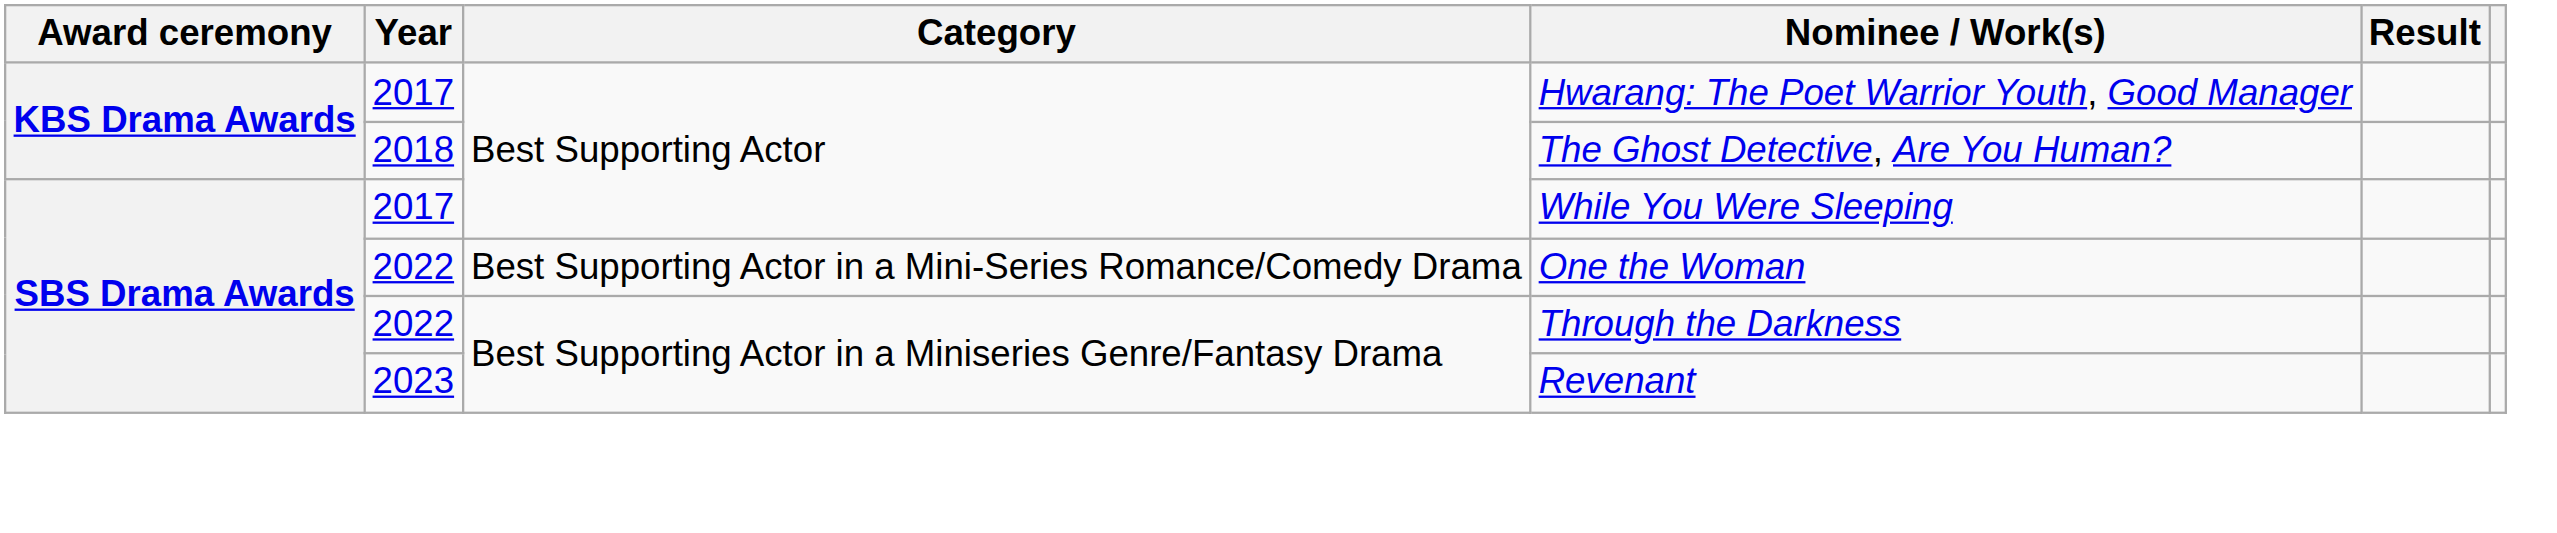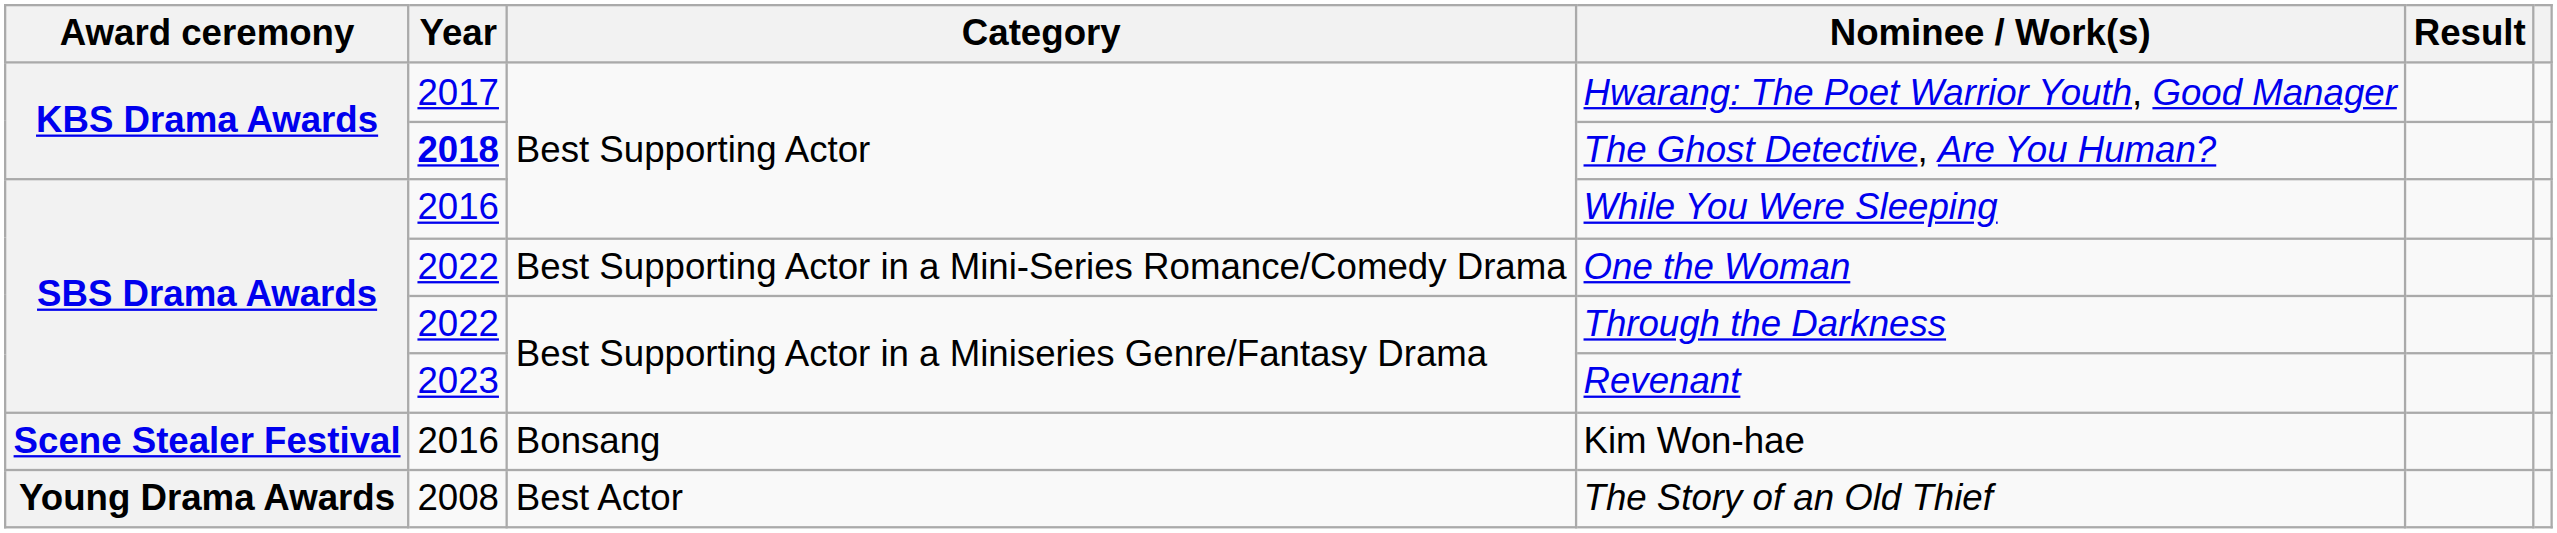(413, 149) normal -> (458, 149) bold
(413, 207) 2017 -> (458, 207) 2016
+ row: (1694, 440)
+ row: (1788, 498)
